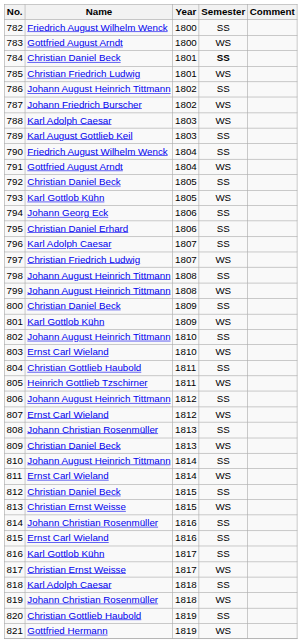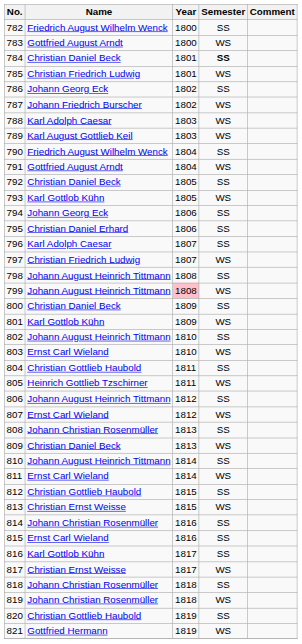(99, 89) Johann August Heinrich Tittmann -> (68, 89) Johann Georg Eck
(223, 136) SS -> (223, 136) WS
(186, 290) no background -> (186, 290) pink background
(74, 492) Christian Daniel Beck -> (84, 492) Christian Gottlieb Haubold
(69, 584) Karl Adolph Caesar -> (93, 584) Johann Christian Rosenmüller
